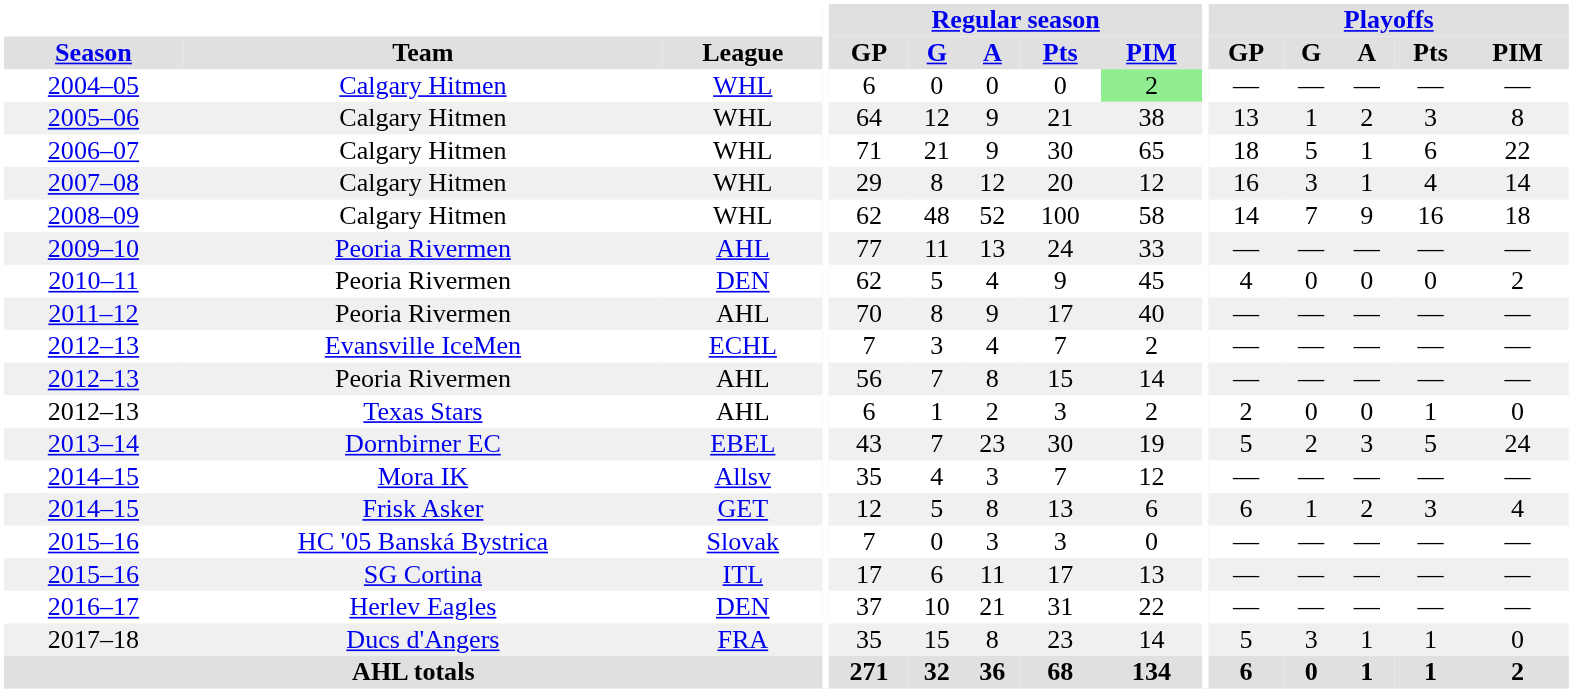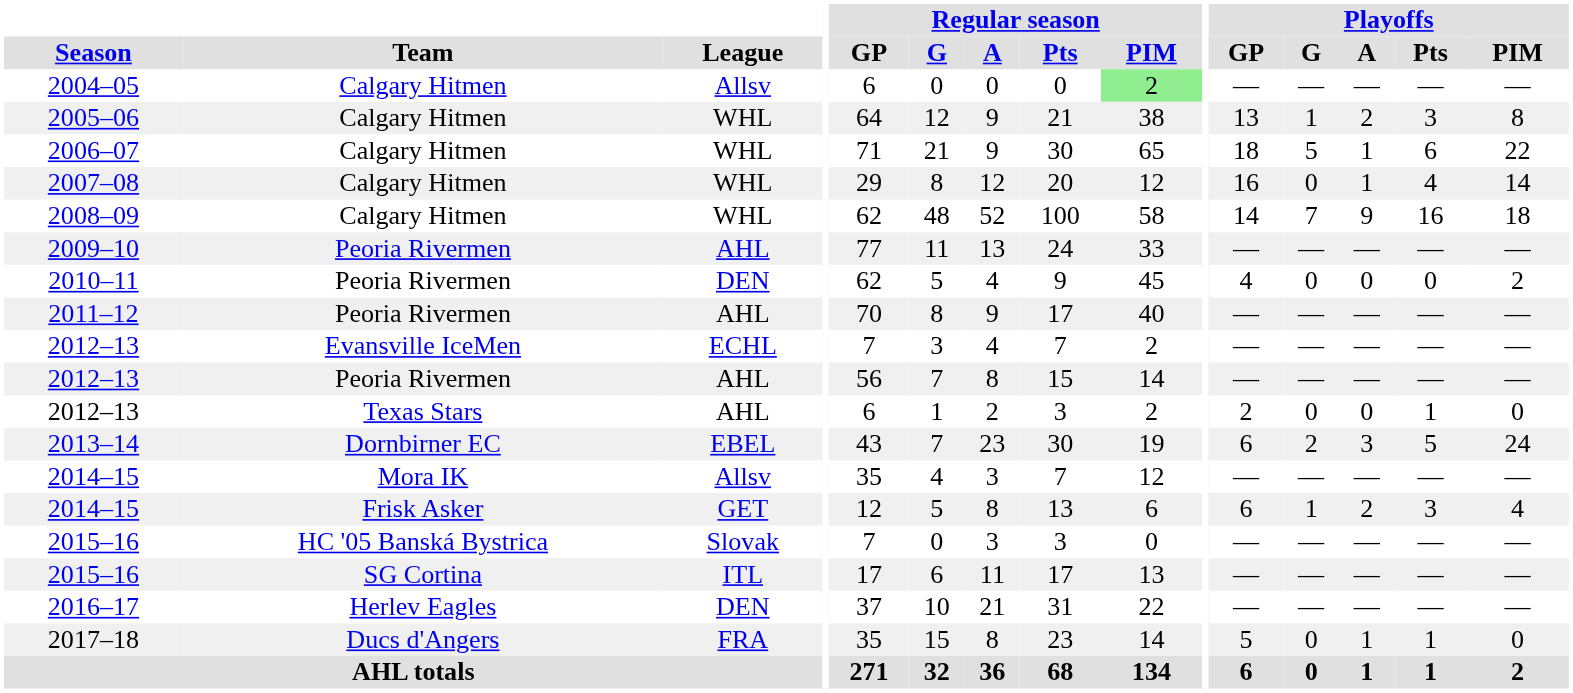(743, 85) WHL -> (743, 85) Allsv
(1311, 182) 3 -> (1311, 182) 0
(1246, 443) 5 -> (1246, 443) 6
(1311, 639) 3 -> (1311, 639) 0
